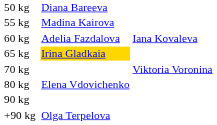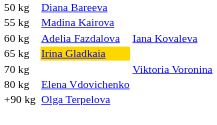- row: (17, 99)
